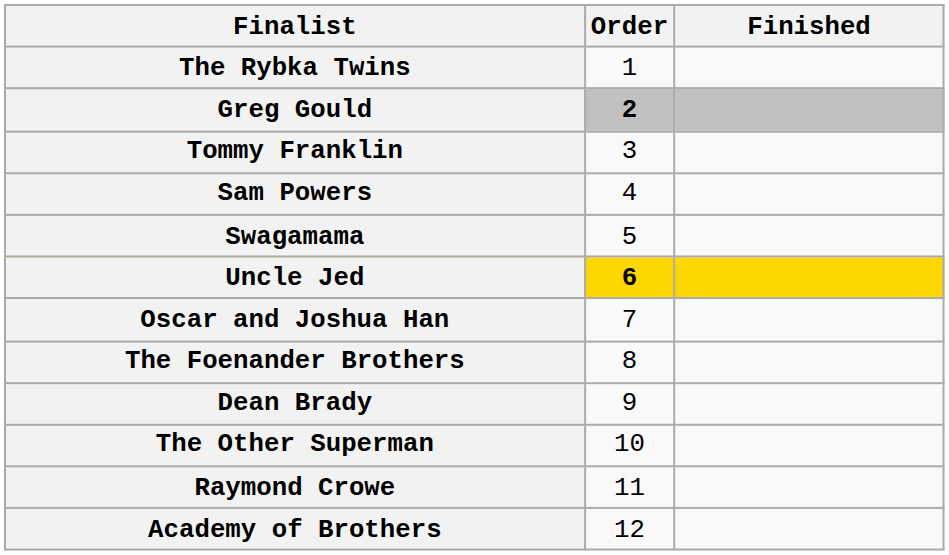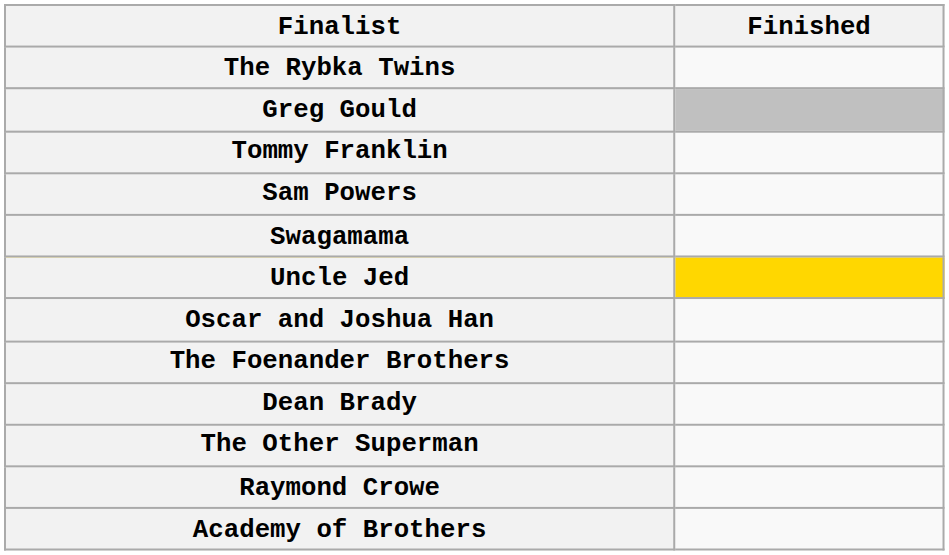- column: (629, 26)
